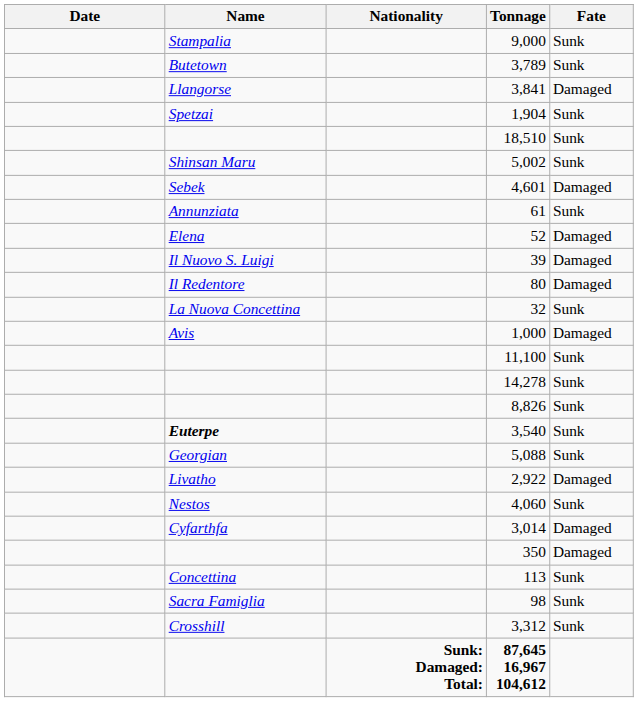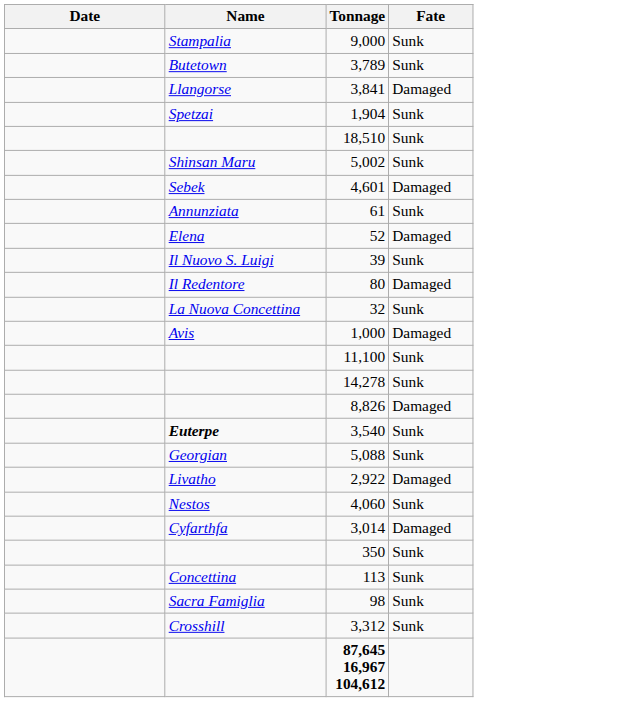- column: (406, 16)
(582, 260) Damaged -> (408, 260) Sunk
(569, 406) Sunk -> (422, 406) Damaged
(582, 552) Damaged -> (408, 552) Sunk
